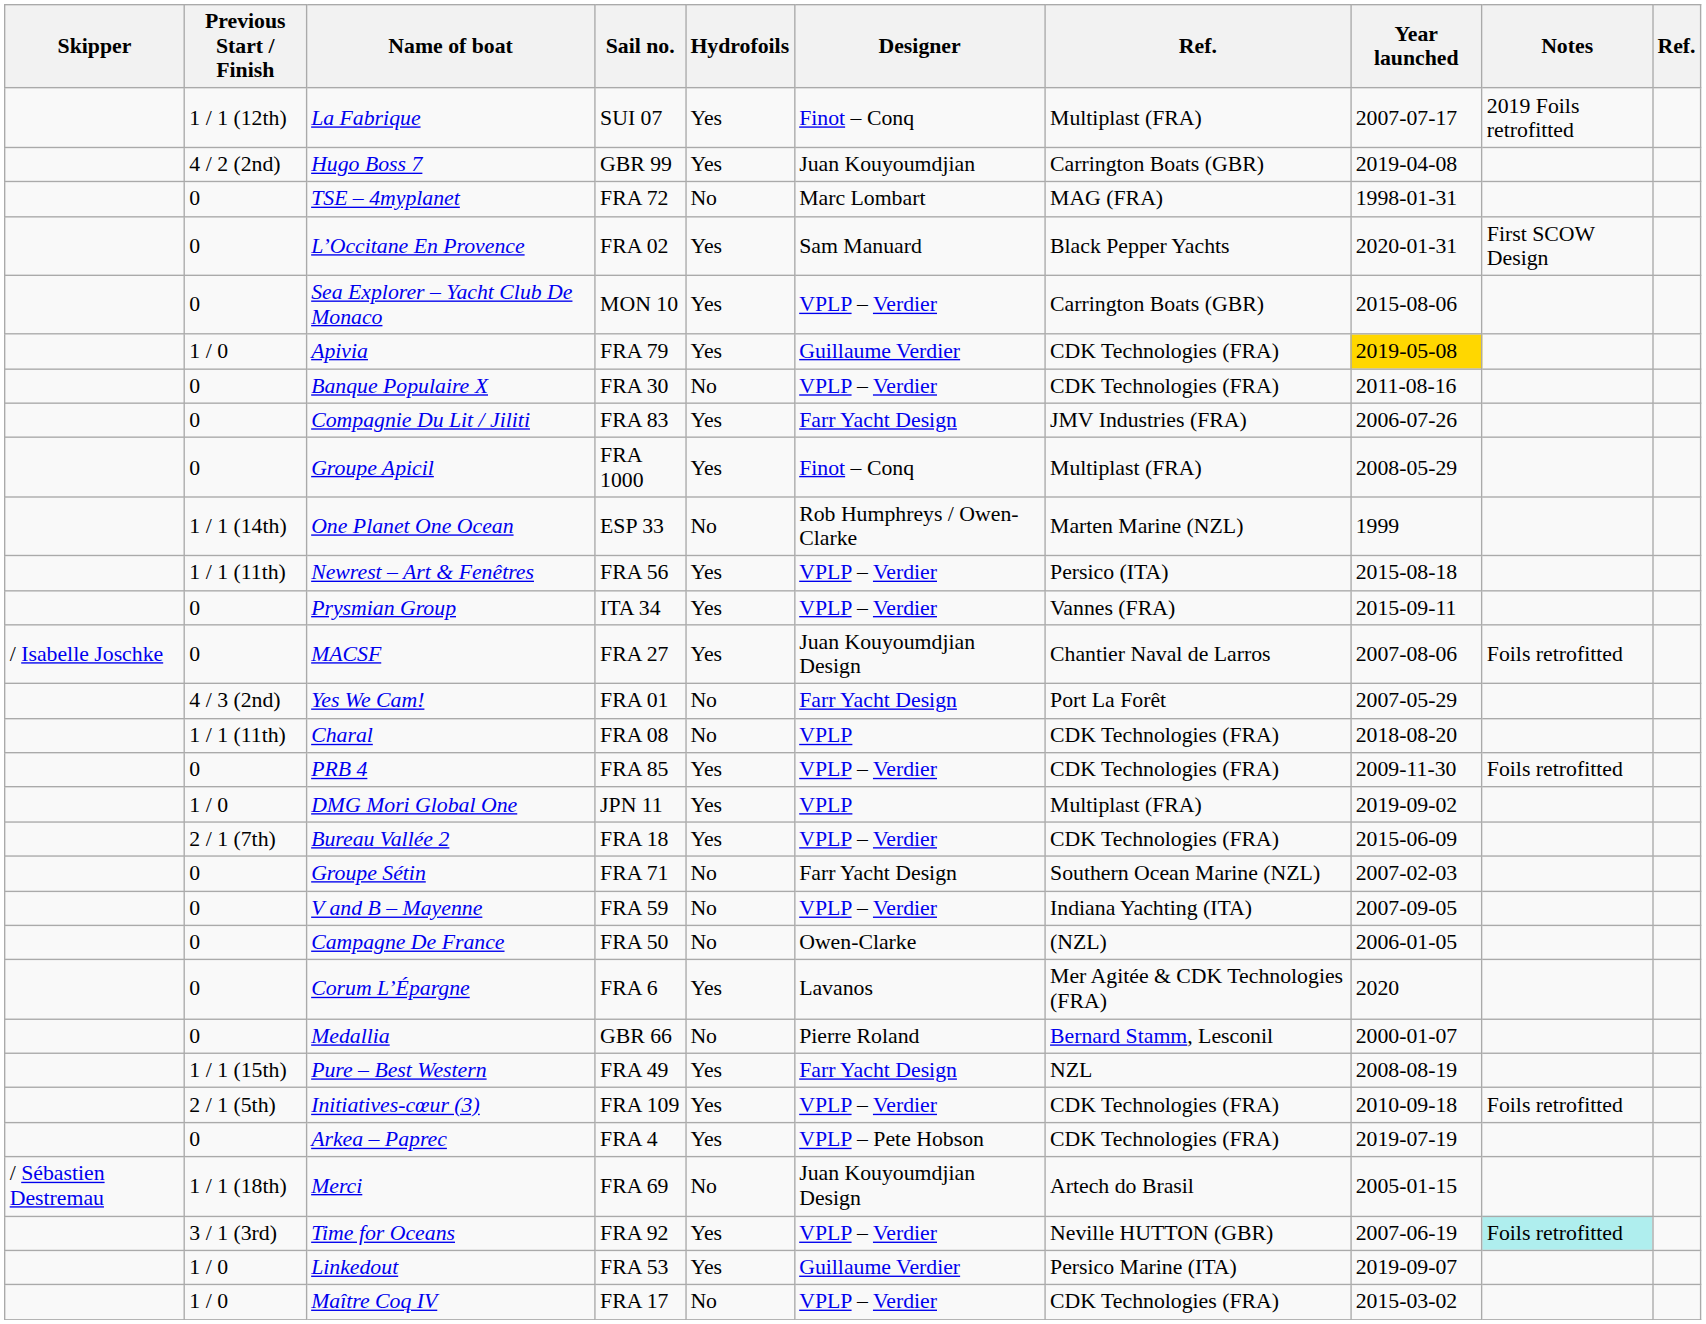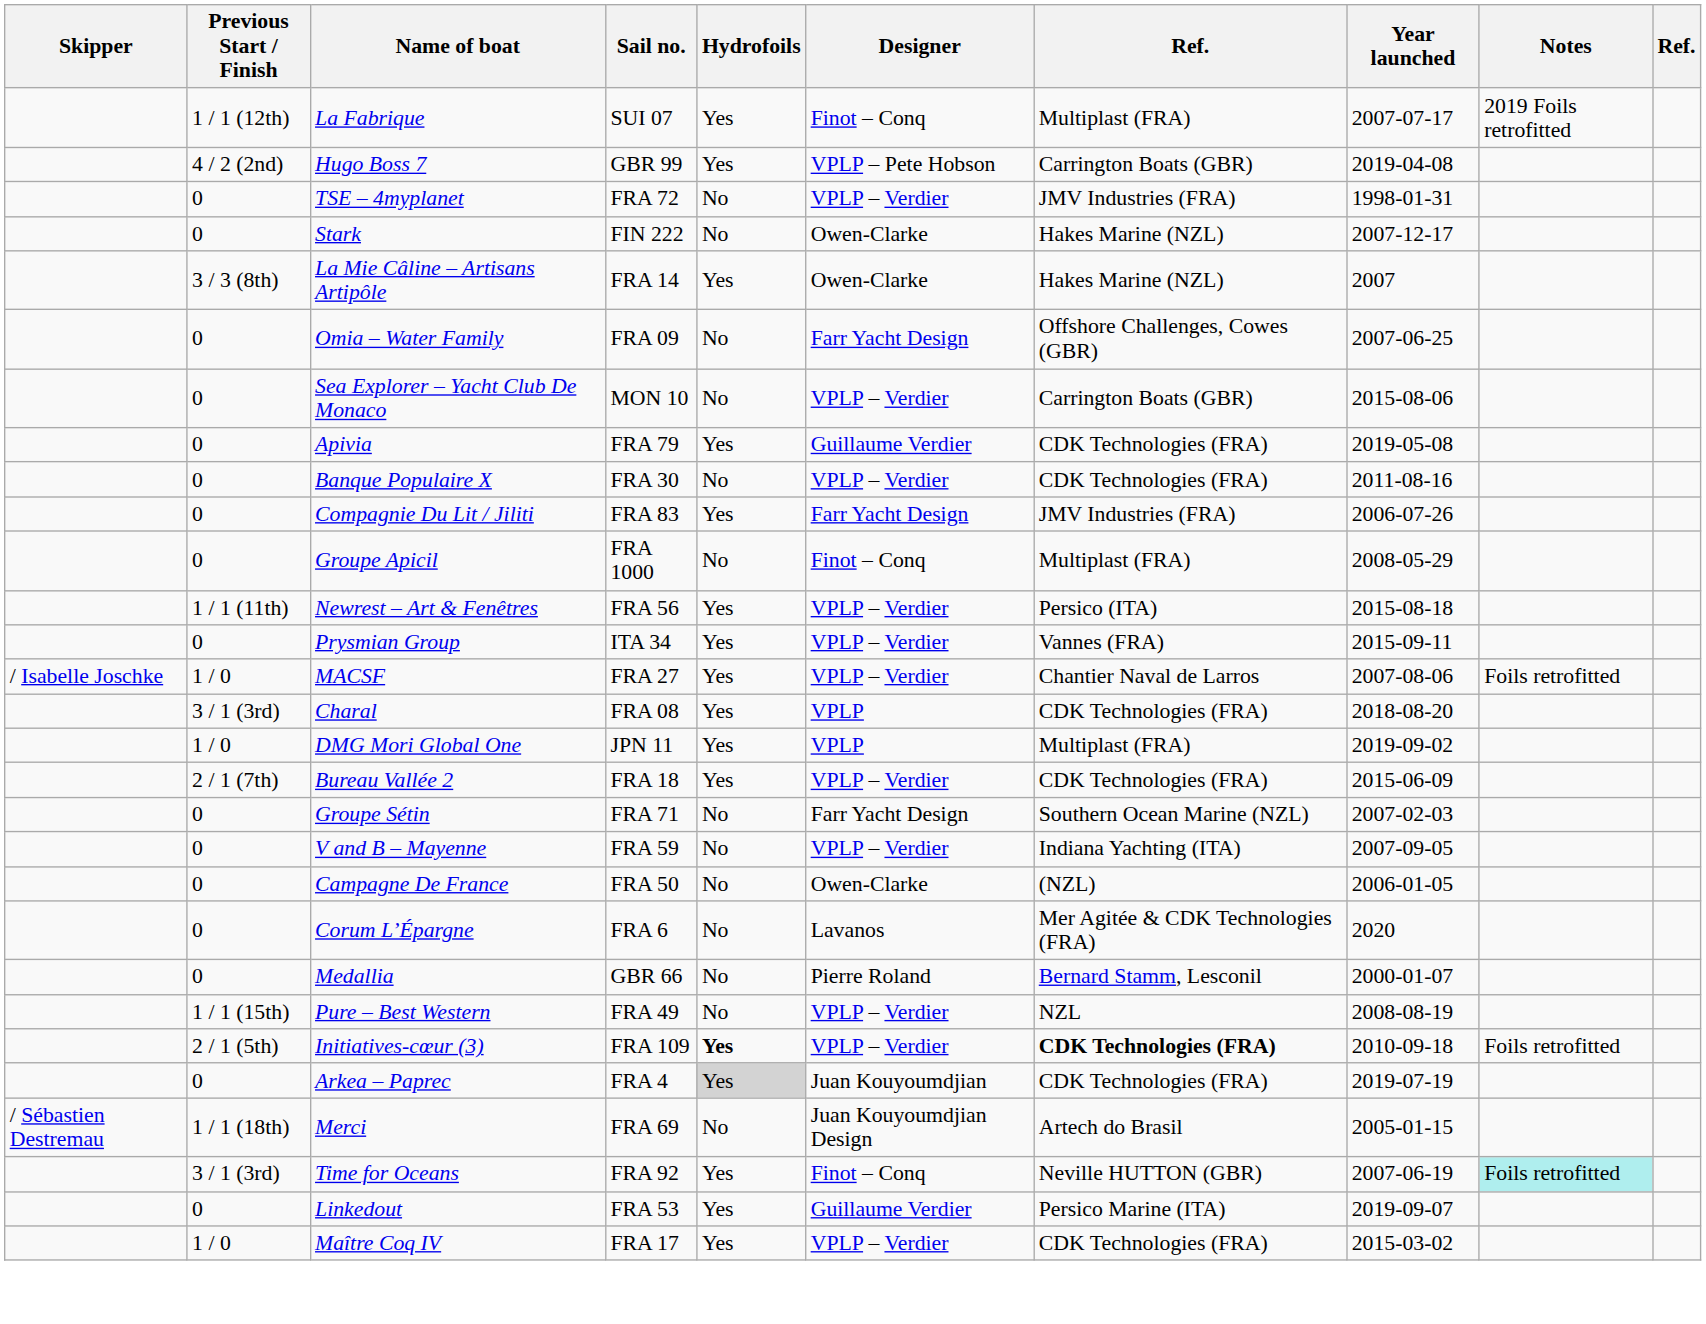(887, 164) Juan Kouyoumdjian -> (903, 164) VPLP – Pete Hobson
(862, 198) Marc Lombart -> (880, 198) VPLP – Verdier
(1107, 198) MAG (FRA) -> (1137, 198) JMV Industries (FRA)
+ row: (338, 233)
- row: (418, 245)
+ row: (425, 279)
+ row: (409, 338)
(706, 304) Yes -> (715, 397) No
(209, 351) 1 / 0 -> (198, 444) 0
(1406, 351) gold background -> (1402, 444) no background
(706, 466) Yes -> (715, 560) No
- row: (412, 525)
(195, 653) 0 -> (211, 676) 1 / 0
(887, 653) Juan Kouyoumdjian Design -> (880, 676) VPLP – Verdier
- row: (368, 700)
(238, 735) 1 / 1 (11th) -> (236, 710) 3 / 1 (3rd)
(704, 735) No -> (718, 710) Yes
- row: (339, 769)
(706, 989) Yes -> (715, 930) No
(706, 1070) Yes -> (715, 1011) No
(878, 1070) Farr Yacht Design -> (880, 1011) VPLP – Verdier
(706, 1104) normal -> (718, 1045) bold
(1165, 1104) normal -> (1157, 1045) bold
(706, 1139) no background -> (718, 1080) lightgrey background
(892, 1139) VPLP – Pete Hobson -> (899, 1080) Juan Kouyoumdjian
(868, 1232) VPLP – Verdier -> (868, 1173) Finot – Conq
(209, 1267) 1 / 0 -> (198, 1208) 0
(704, 1301) No -> (718, 1242) Yes
